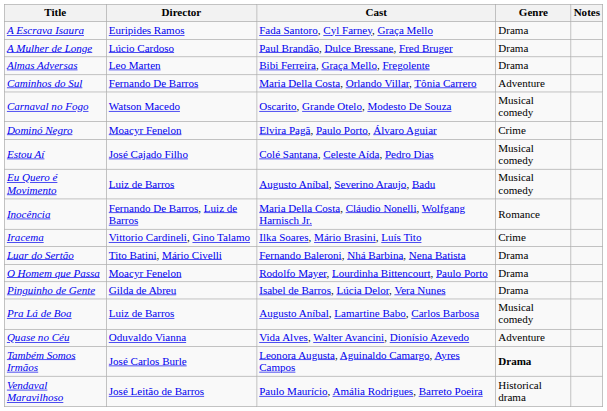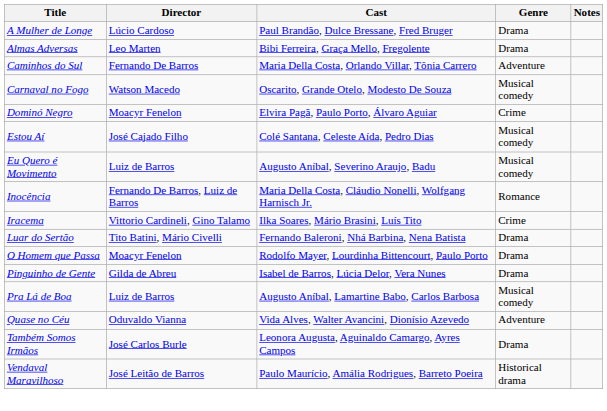- row: (45, 30)
(515, 361) bold -> (513, 344) normal
